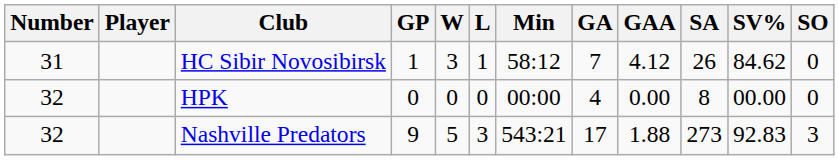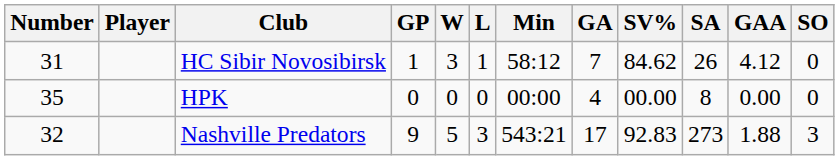columns swapped: (650, 23) <-> (760, 23)
(52, 97) 32 -> (52, 97) 35
